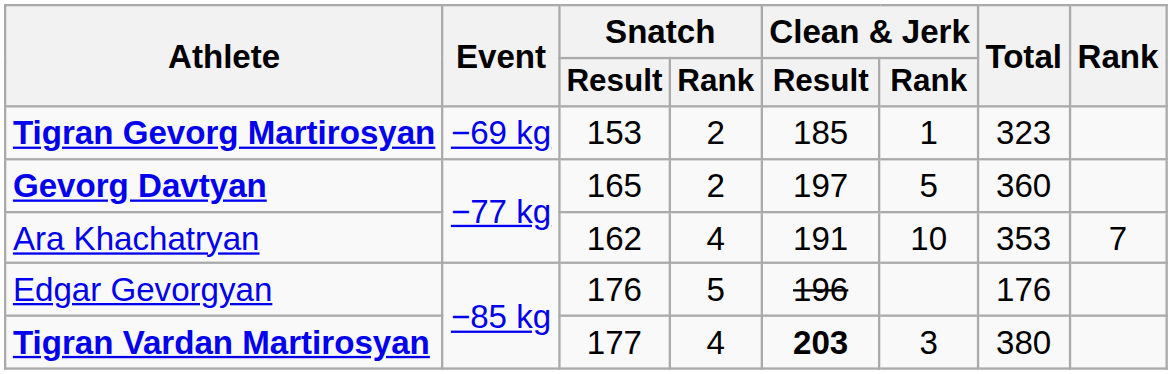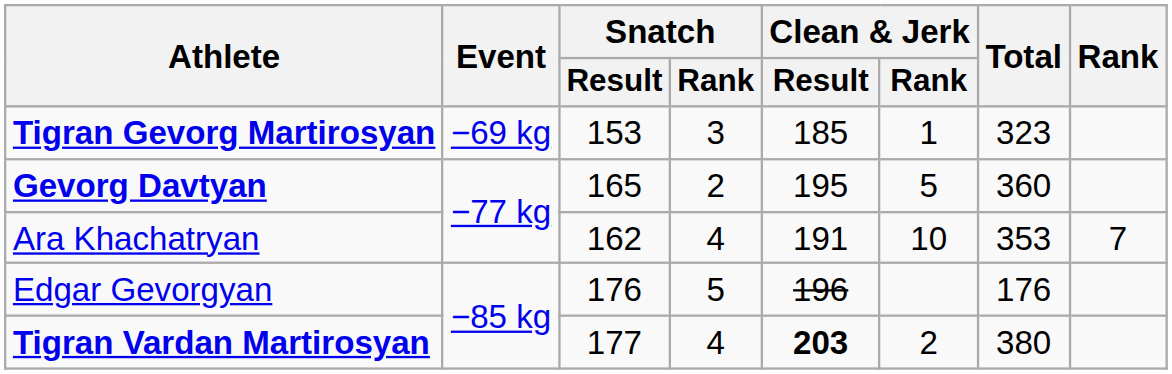(716, 133) 2 -> (716, 133) 3
(821, 186) 197 -> (821, 186) 195
(929, 343) 3 -> (929, 343) 2
